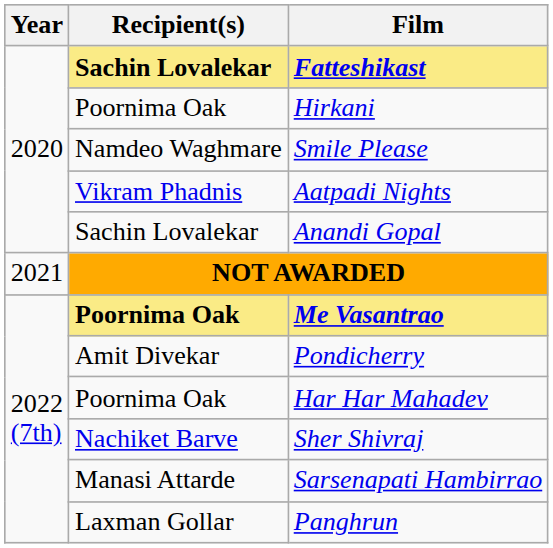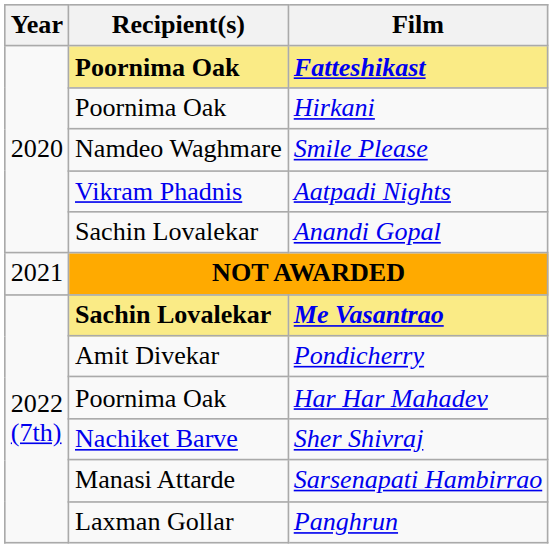(173, 66) Sachin Lovalekar -> (157, 66) Poornima Oak
(157, 314) Poornima Oak -> (173, 314) Sachin Lovalekar
